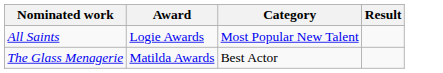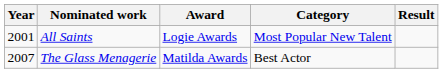+ column: (21, 15)
